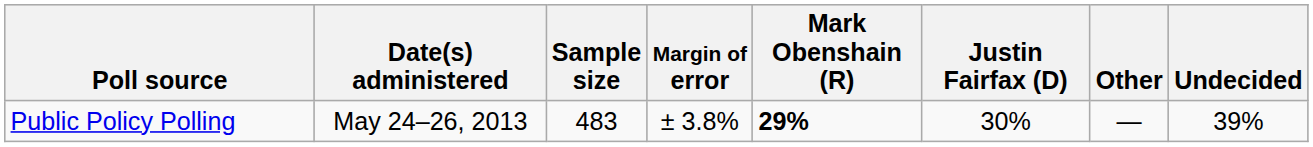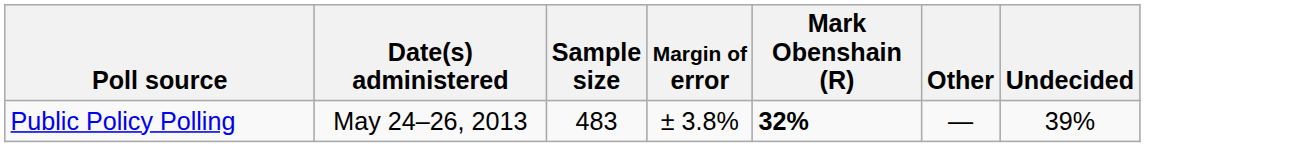- column: (1006, 66)
(784, 120) 29% -> (784, 120) 32%
